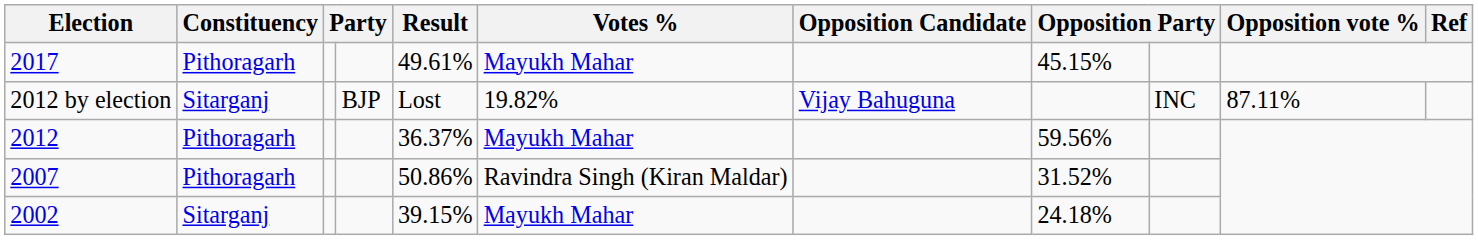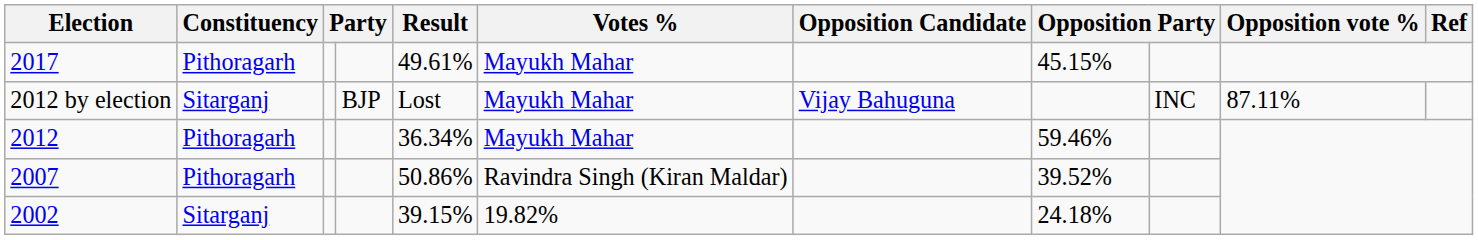(521, 100) 19.82% -> (558, 100) Mayukh Mahar
(435, 138) 36.37% -> (435, 138) 36.34%
(1075, 138) 59.56% -> (1075, 138) 59.46%
(1075, 176) 31.52% -> (1075, 176) 39.52%
(558, 215) Mayukh Mahar -> (521, 215) 19.82%
